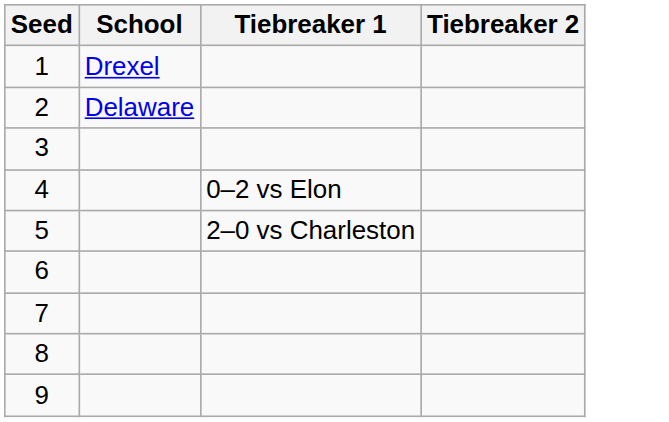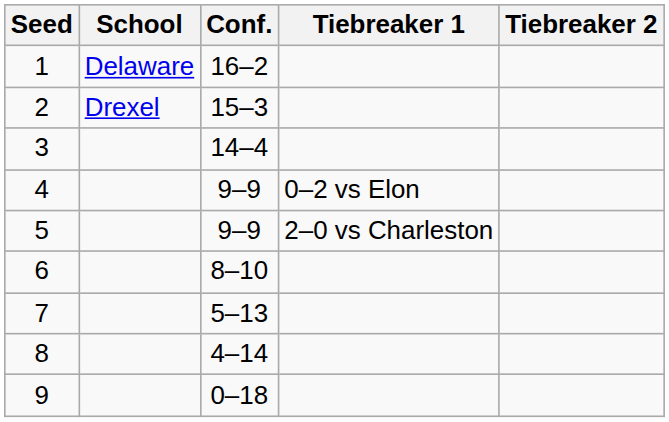+ column: (239, 25)
(122, 66) Drexel -> (139, 66) Delaware
(139, 107) Delaware -> (122, 107) Drexel
